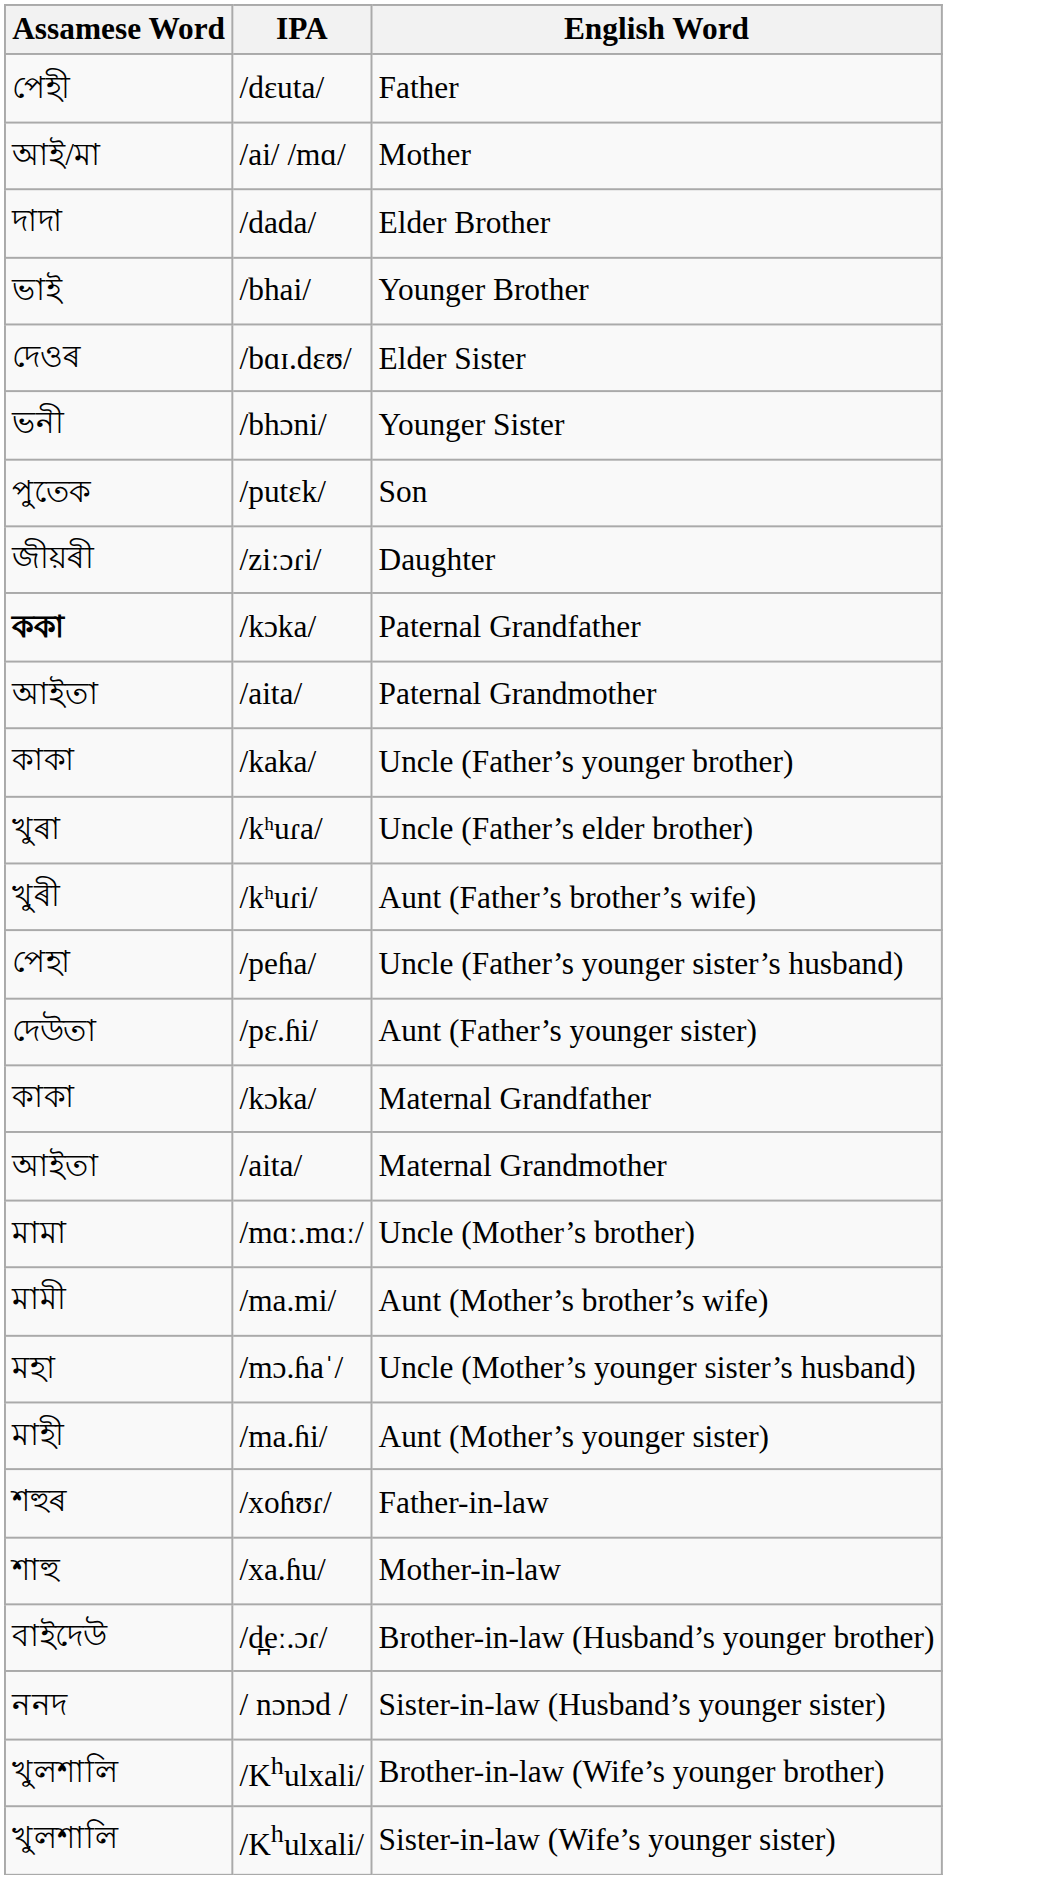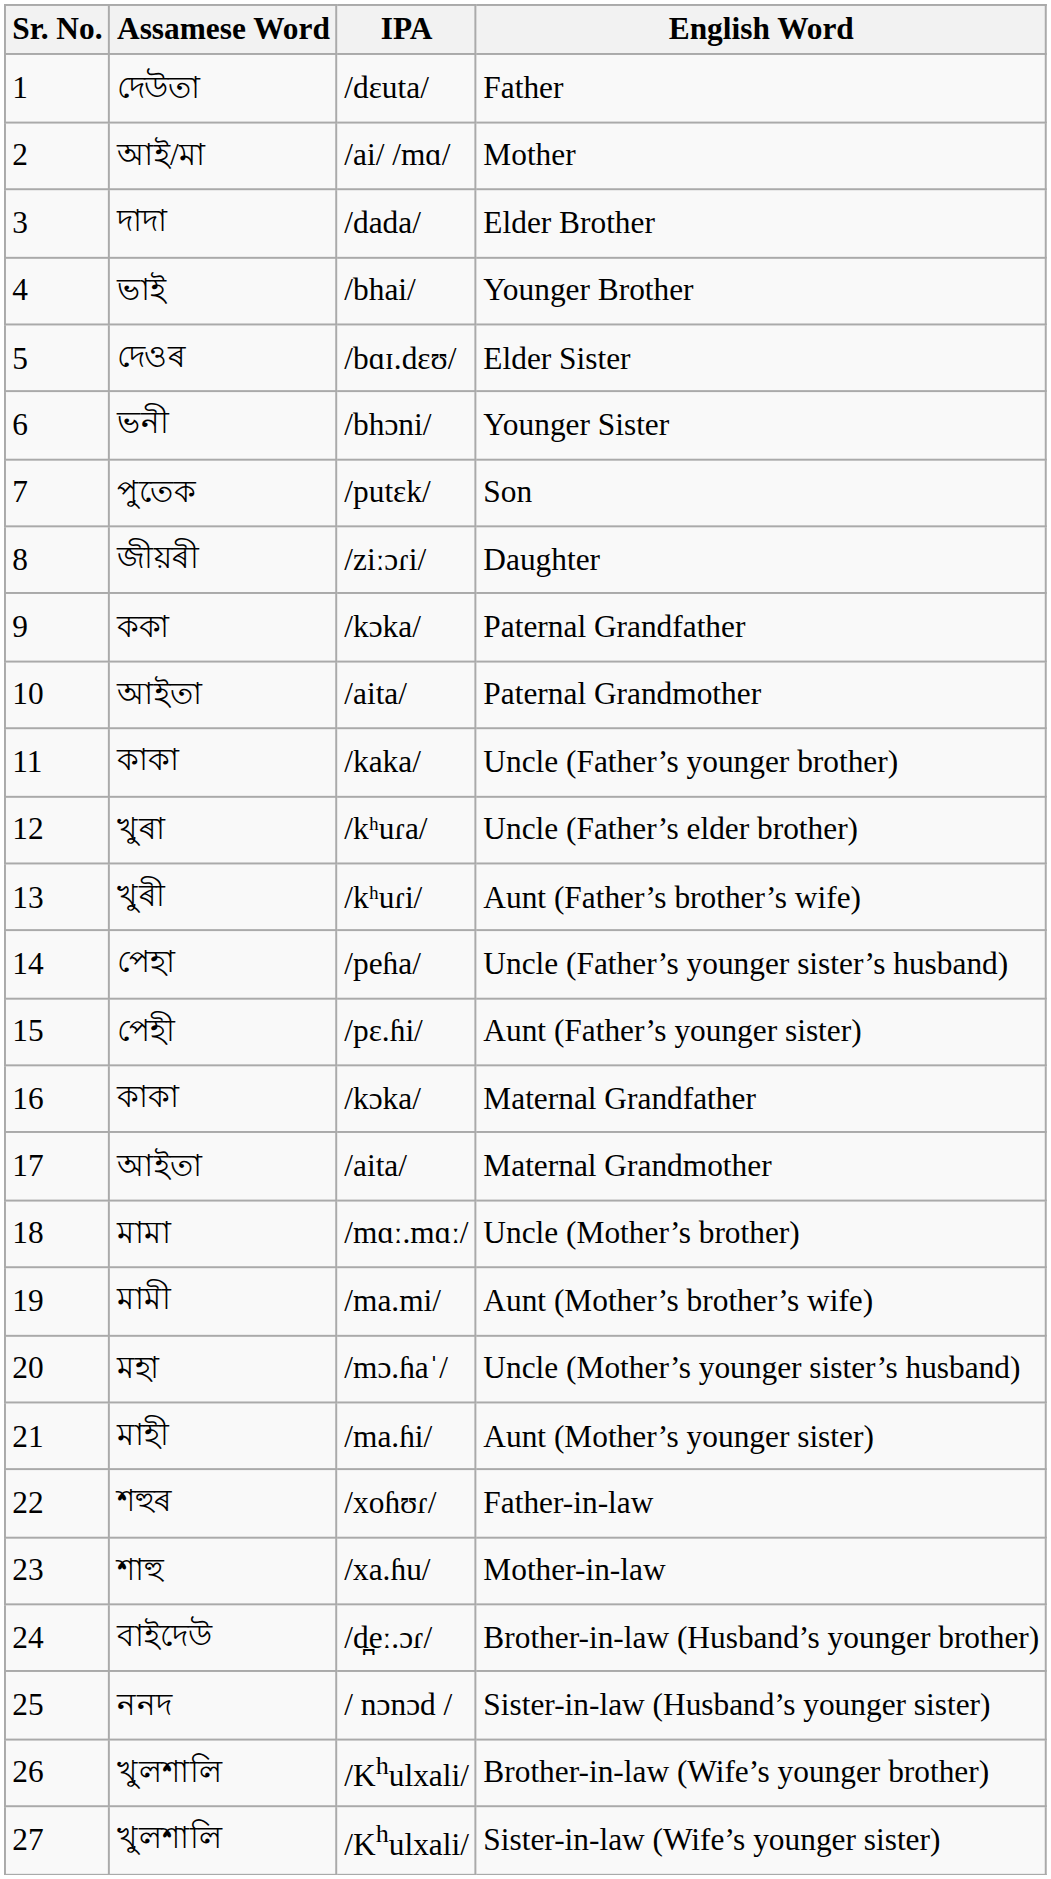+ column: (57, 29)
(42, 86) পেহী -> (159, 86) দেউতা
(39, 625) bold -> (143, 625) normal
(54, 1030) দেউতা -> (146, 1030) পেহী
